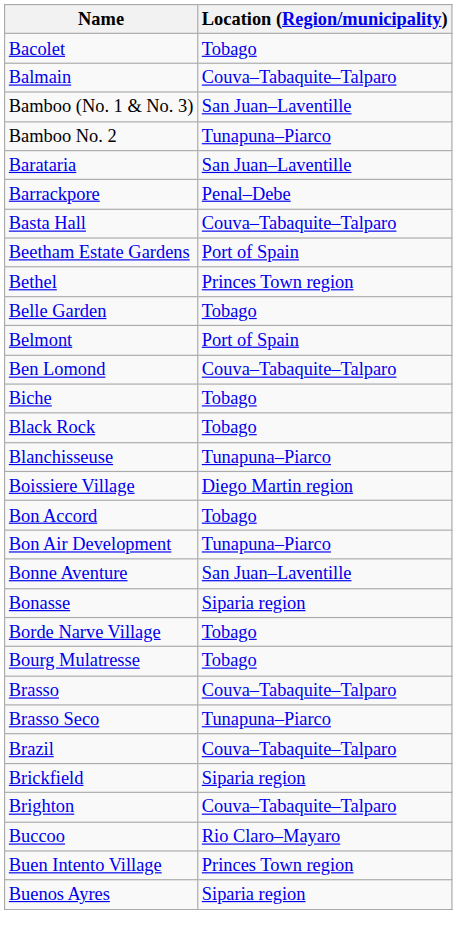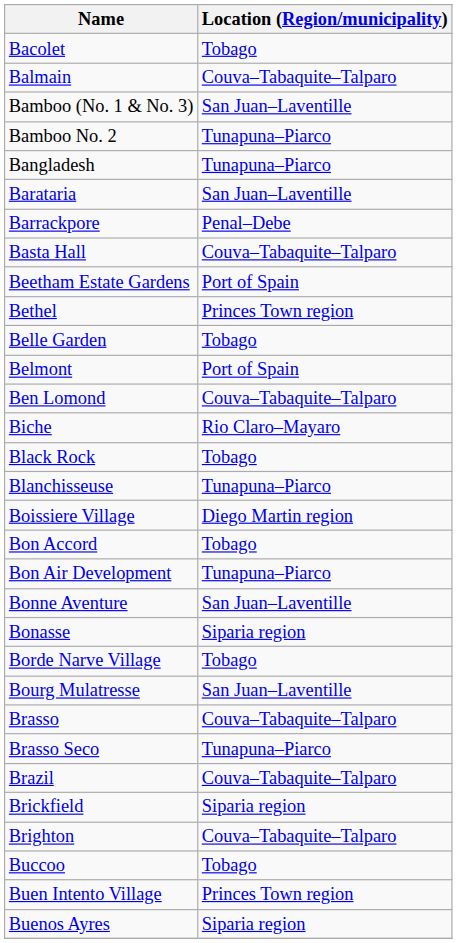+ row: (52, 164)
(229, 398) Tobago -> (271, 427) Rio Claro–Mayaro
(229, 661) Tobago -> (277, 690) San Juan–Laventille
(271, 836) Rio Claro–Mayaro -> (229, 865) Tobago
